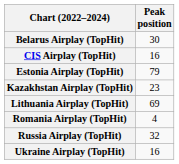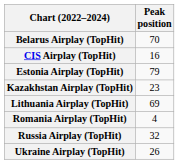(155, 39) 30 -> (155, 39) 70
(155, 151) 16 -> (155, 151) 26
